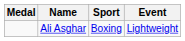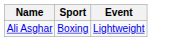- column: (21, 13)
